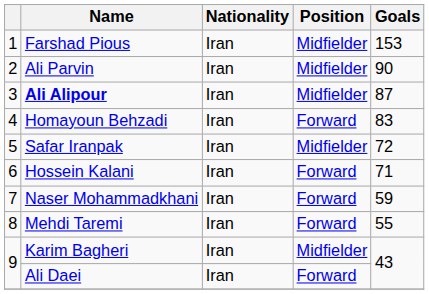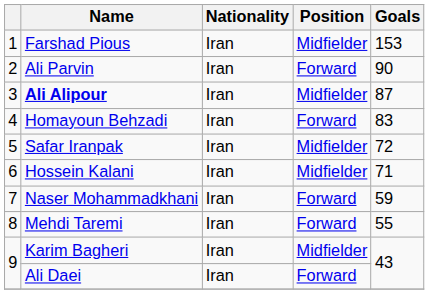(332, 69) Midfielder -> (327, 69) Forward
(327, 172) Forward -> (332, 172) Midfielder
